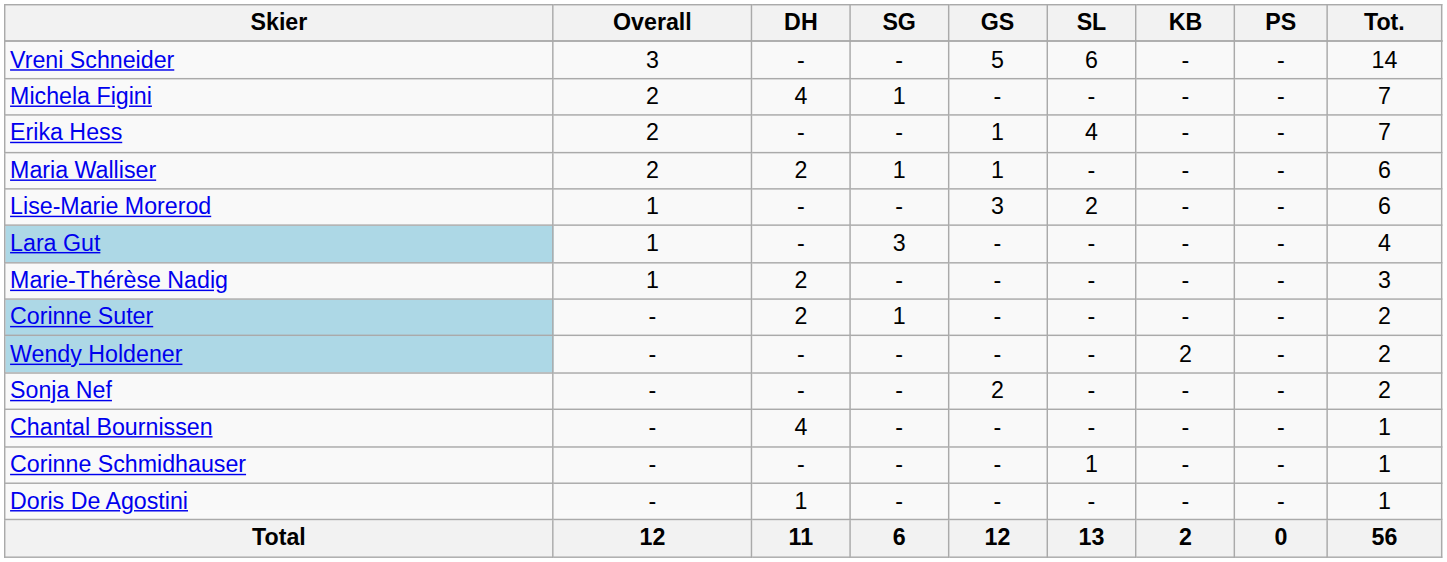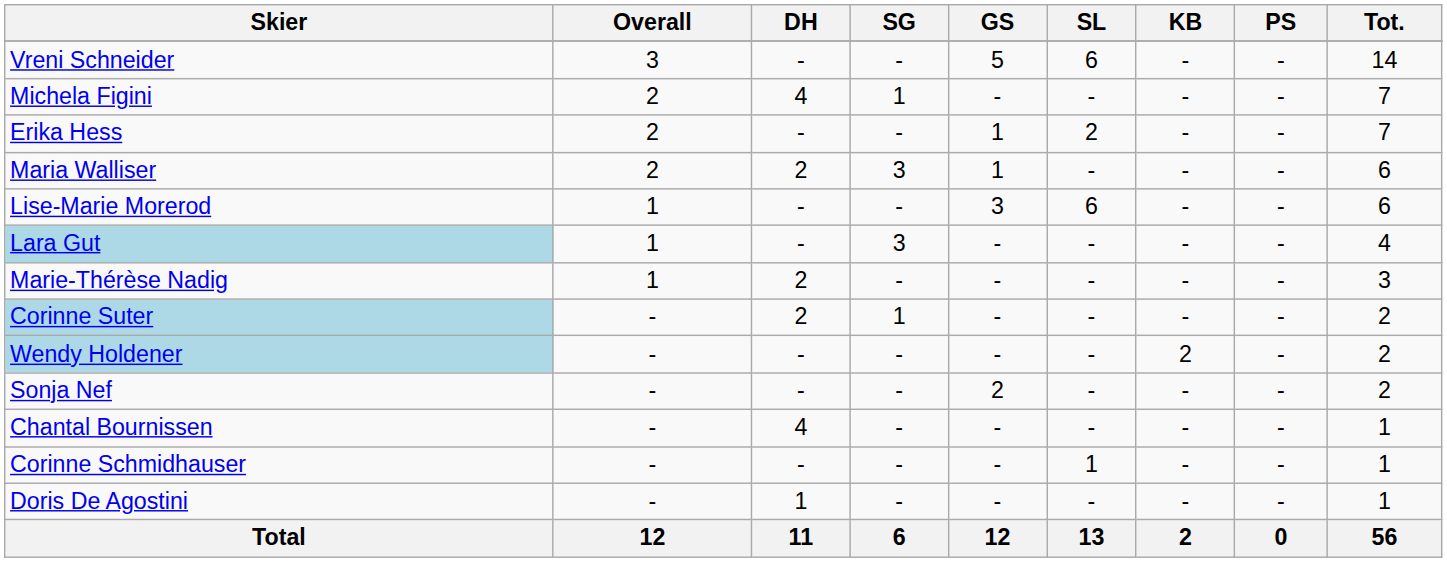(1091, 133) 4 -> (1091, 133) 2
(899, 170) 1 -> (899, 170) 3
(1091, 206) 2 -> (1091, 206) 6
